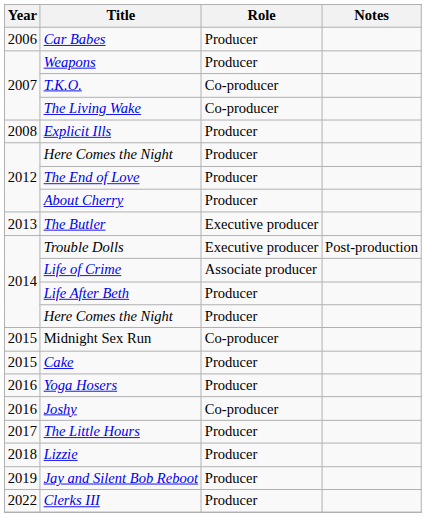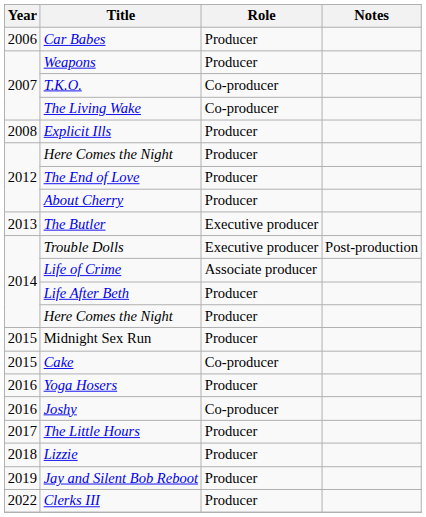(242, 339) Co-producer -> (231, 339) Producer
(231, 362) Producer -> (242, 362) Co-producer
